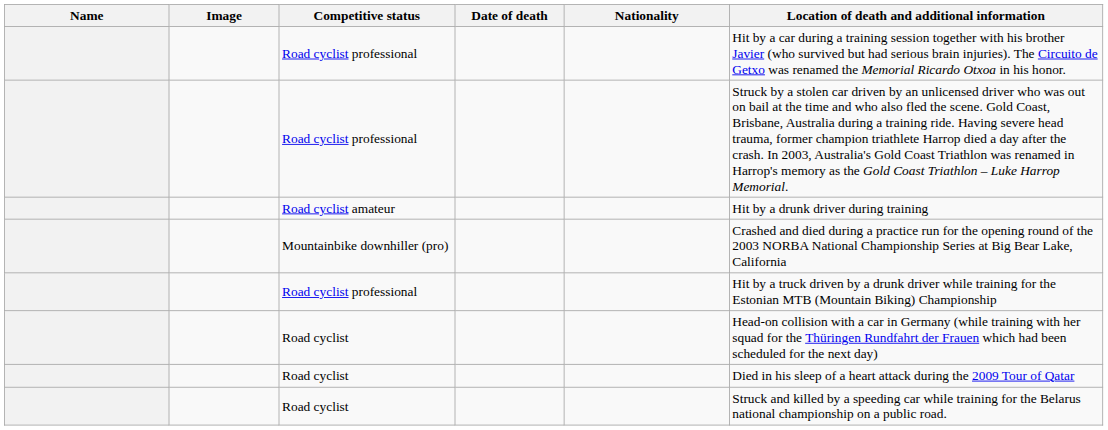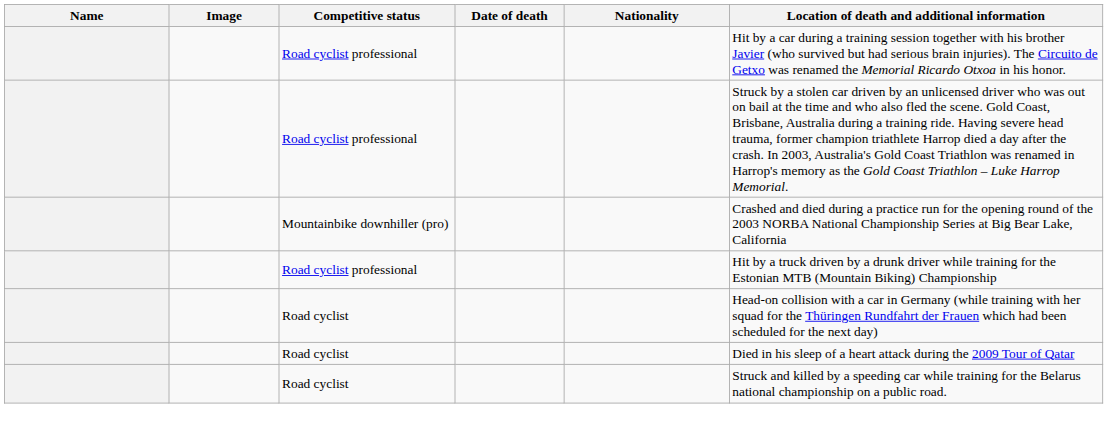- row: (87, 209)
